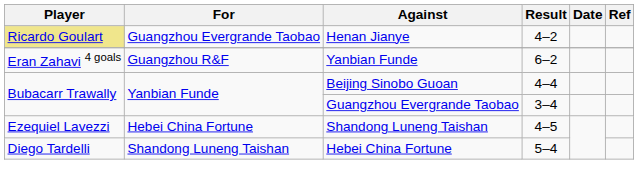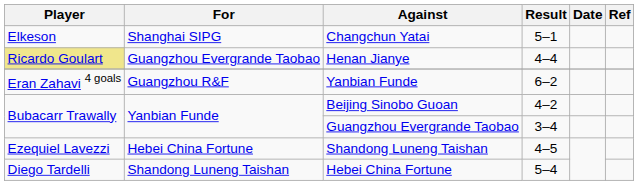+ row: (378, 36)
(546, 36) 4–2 -> (546, 58) 4–4
(546, 83) 4–4 -> (546, 105) 4–2
